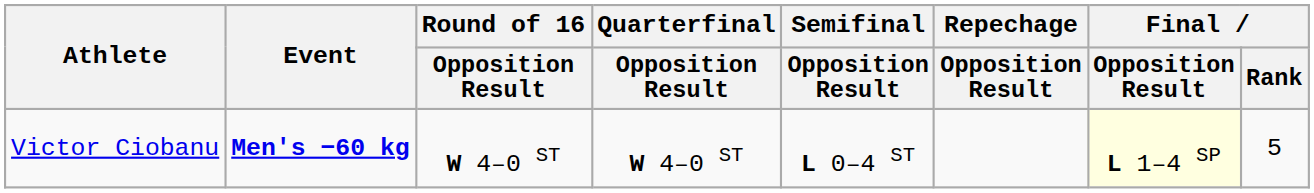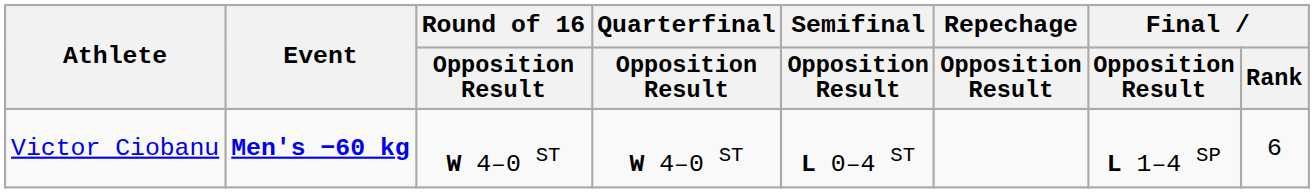(1164, 162) lightyellow background -> (1164, 162) no background
(1274, 148) 5 -> (1274, 148) 6
